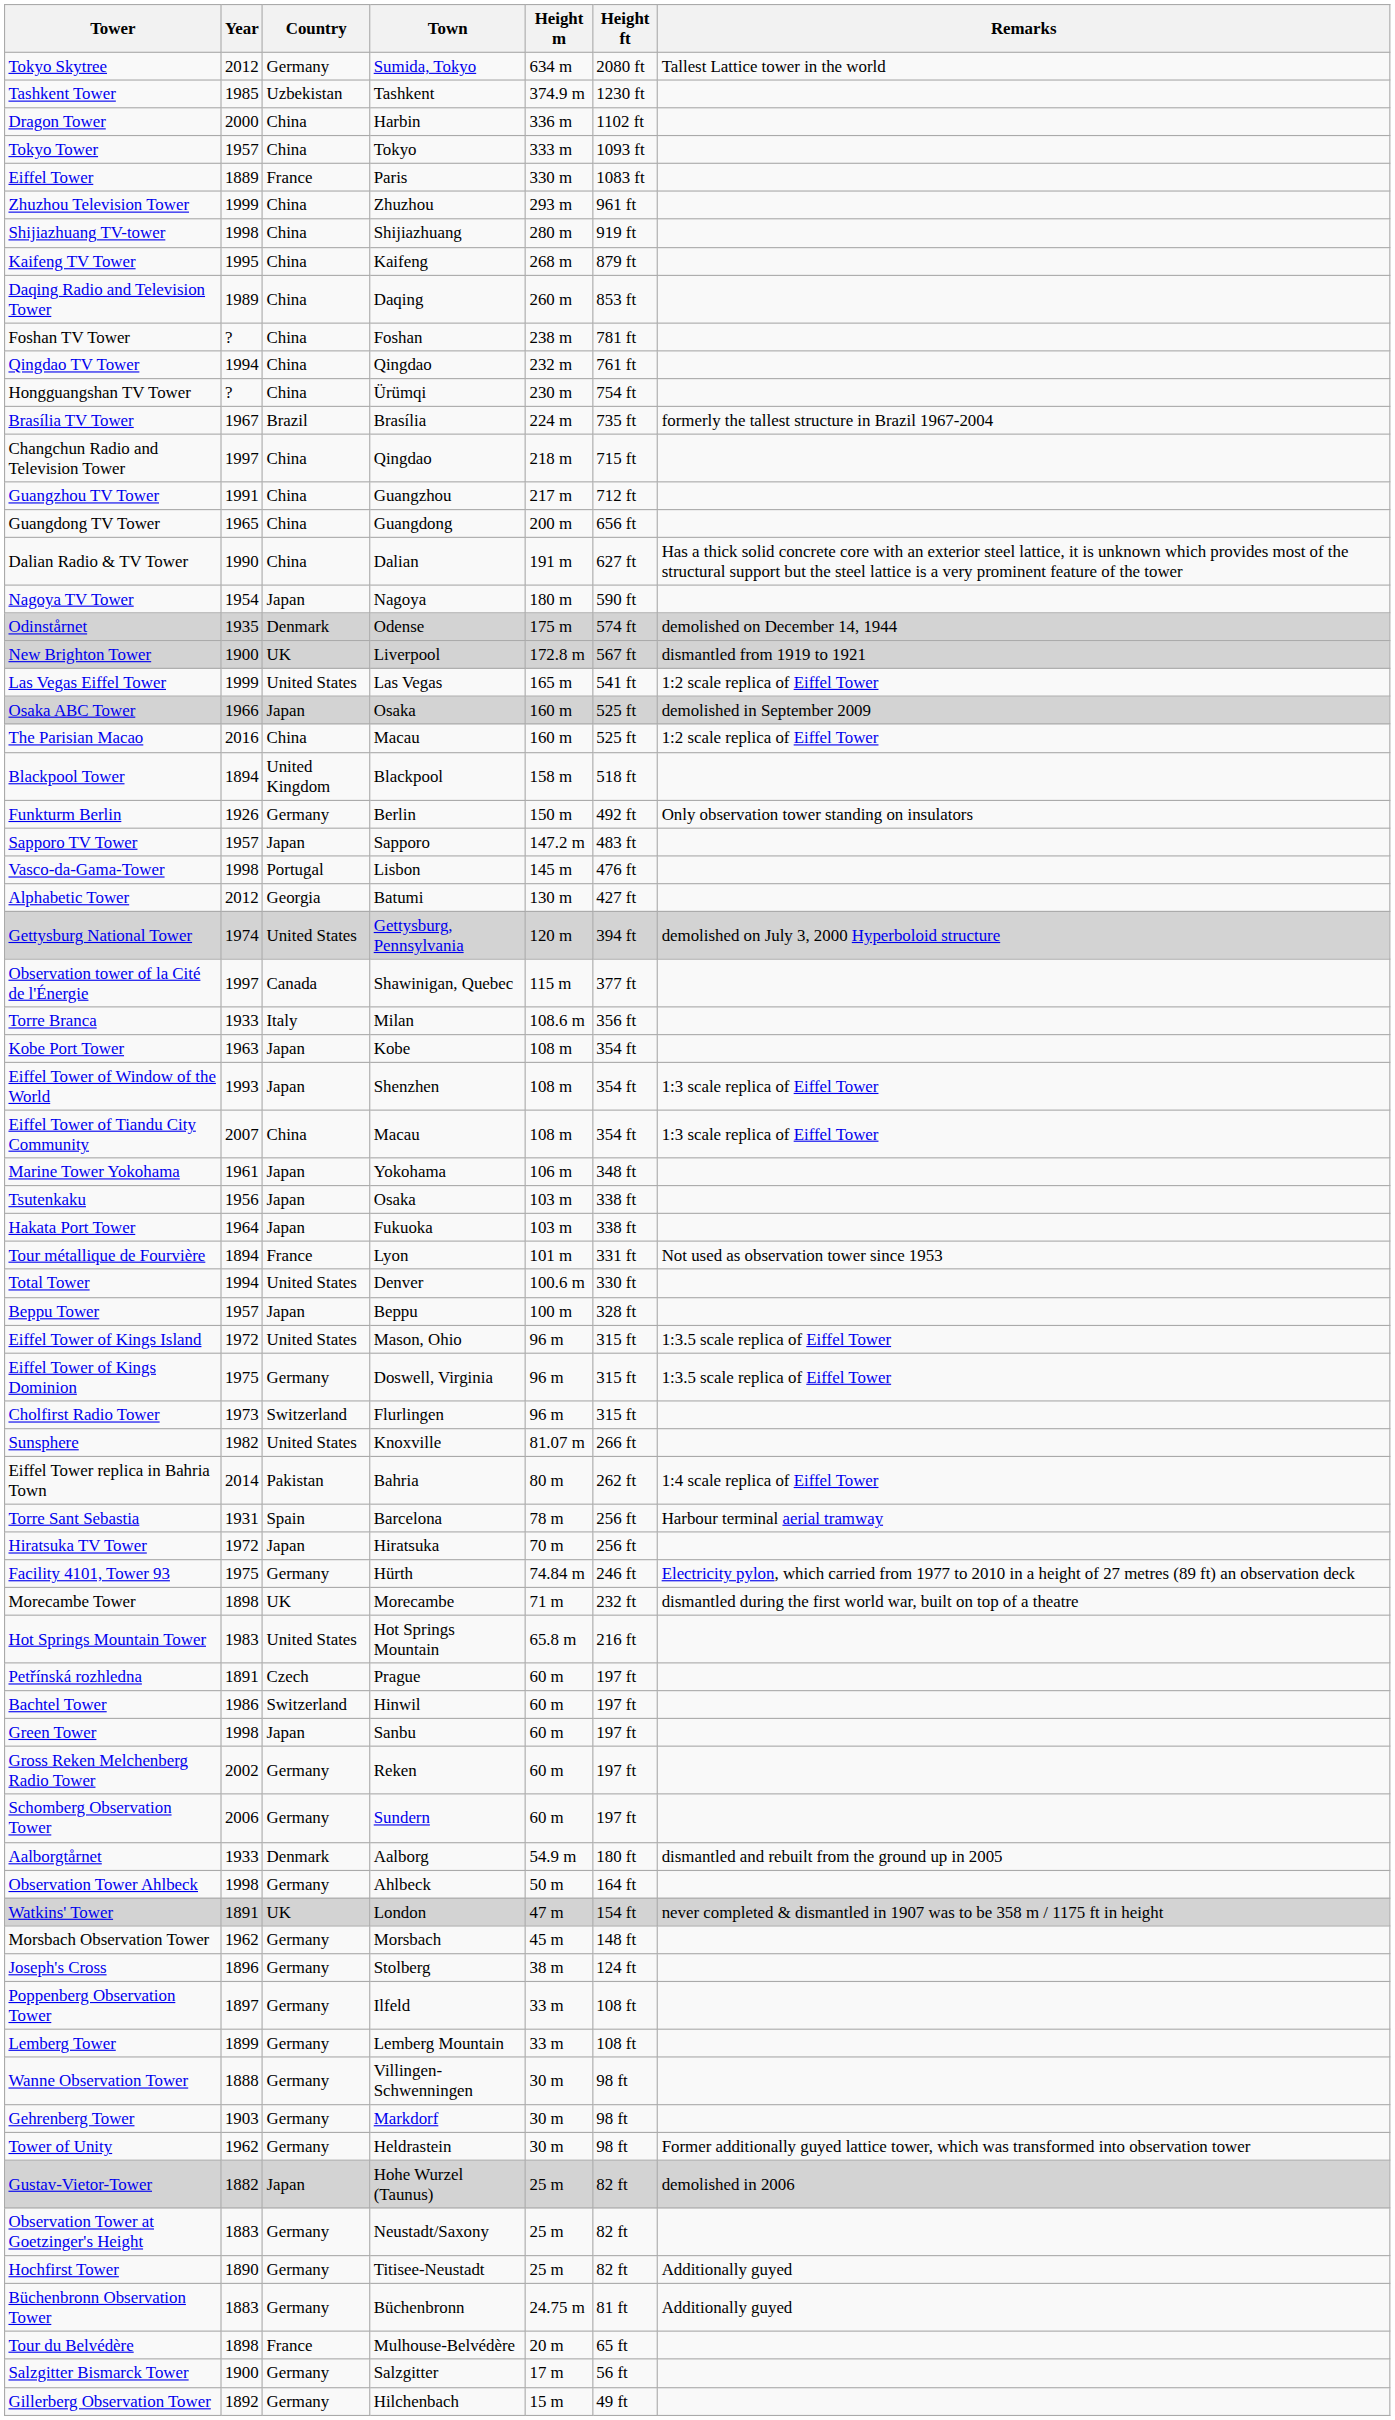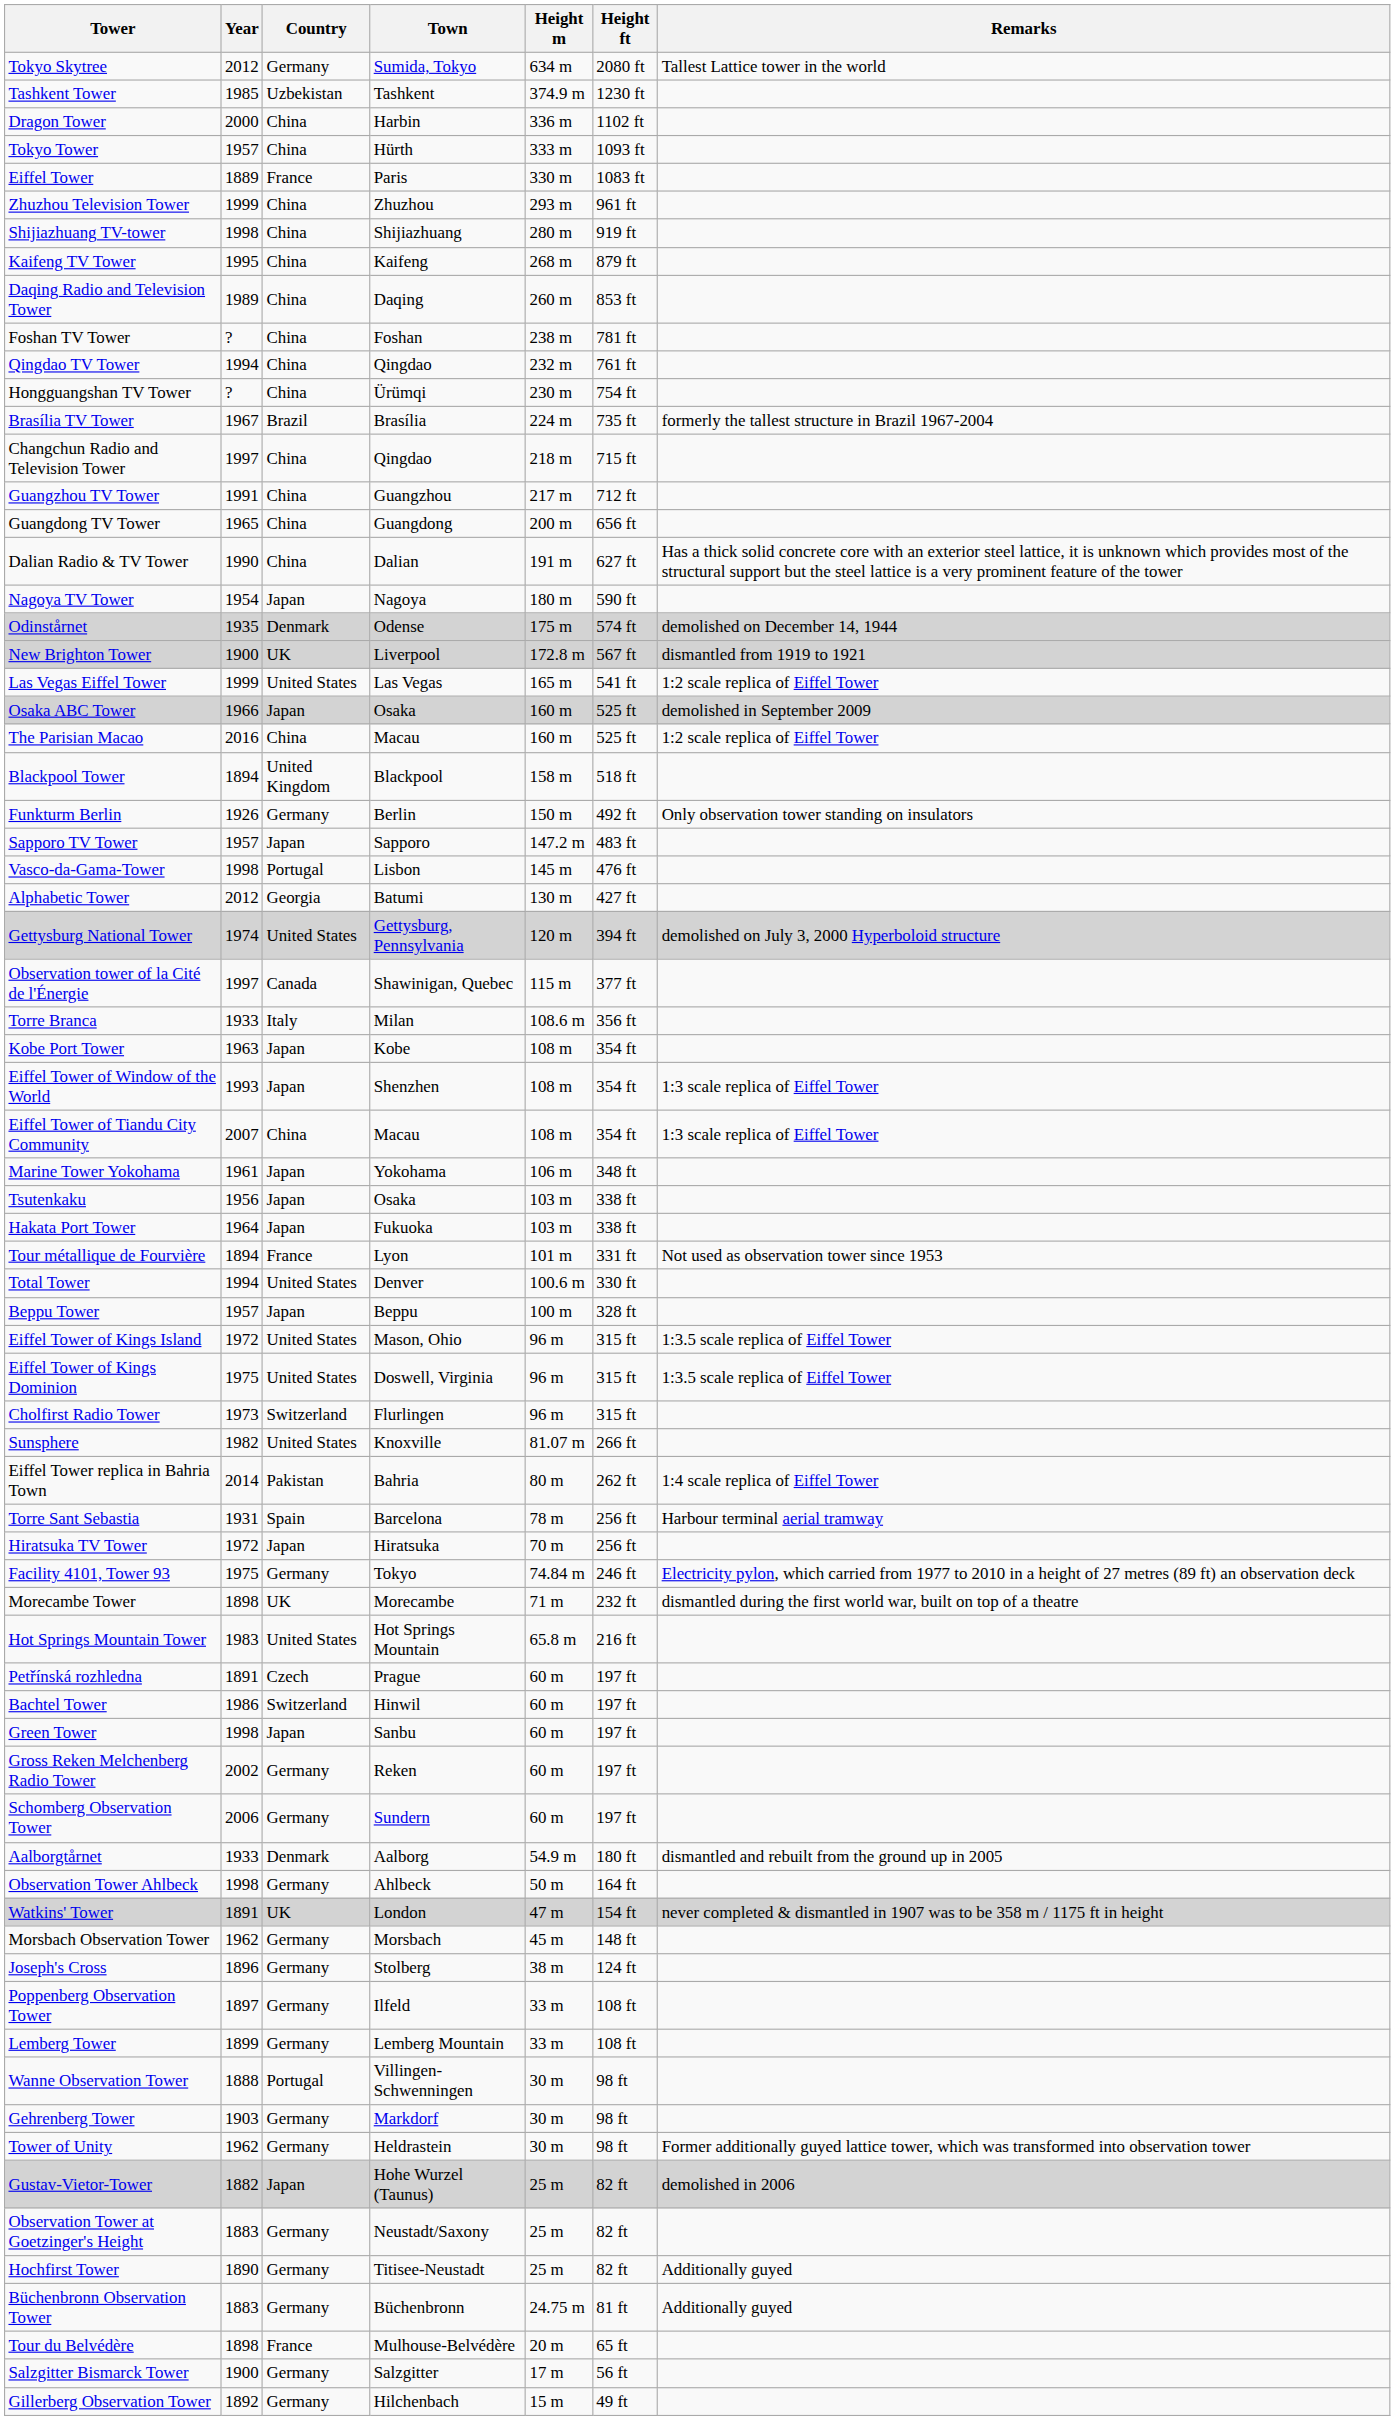(395, 149) Tokyo -> (393, 149) Hürth
(298, 1376) Germany -> (312, 1376) United States
(393, 1573) Hürth -> (395, 1573) Tokyo
(298, 2080) Germany -> (295, 2080) Portugal
